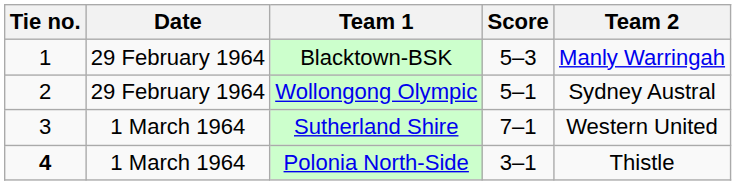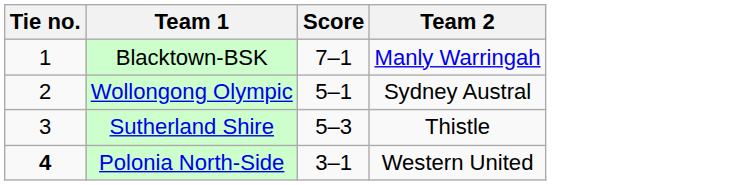- column: (178, 22)
(518, 57) 5–3 -> (334, 57) 7–1
(518, 127) 7–1 -> (334, 127) 5–3
(642, 127) Western United -> (458, 127) Thistle
(642, 162) Thistle -> (458, 162) Western United
